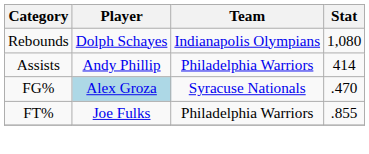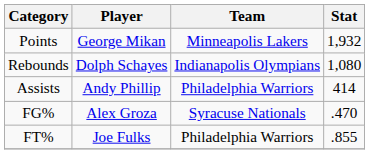+ row: (38, 40)
(122, 88) lightblue background -> (122, 112) no background
